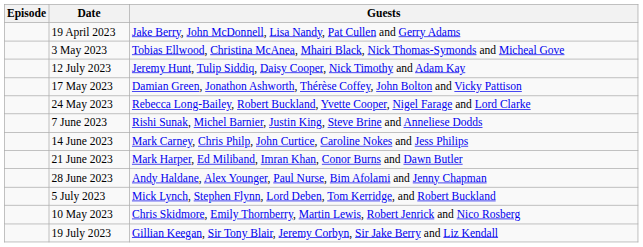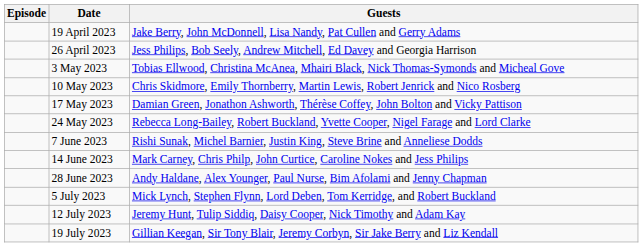+ row: (83, 50)
rows swapped: (82, 214) <-> (81, 68)
- row: (82, 159)
